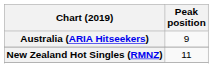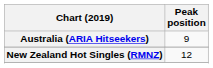(186, 54) 11 -> (186, 54) 12
